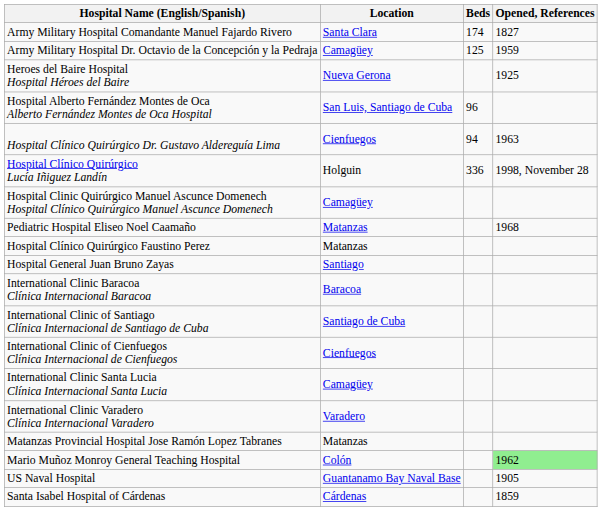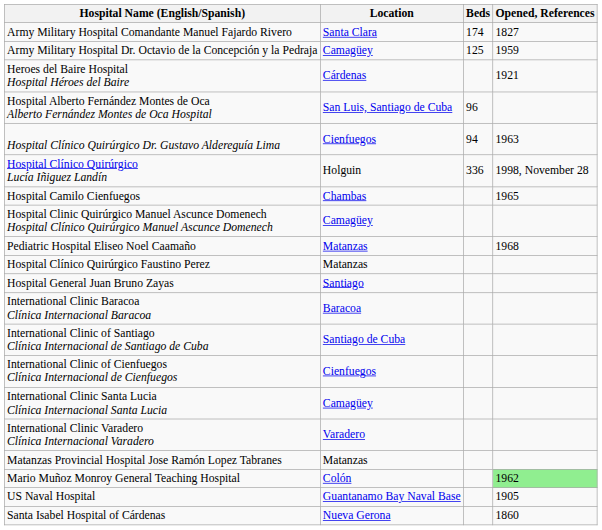(357, 75) Nueva Gerona -> (345, 75) Cárdenas
(507, 75) 1925 -> (507, 75) 1921
+ row: (74, 195)
(345, 497) Cárdenas -> (357, 515) Nueva Gerona
(507, 497) 1859 -> (507, 515) 1860
